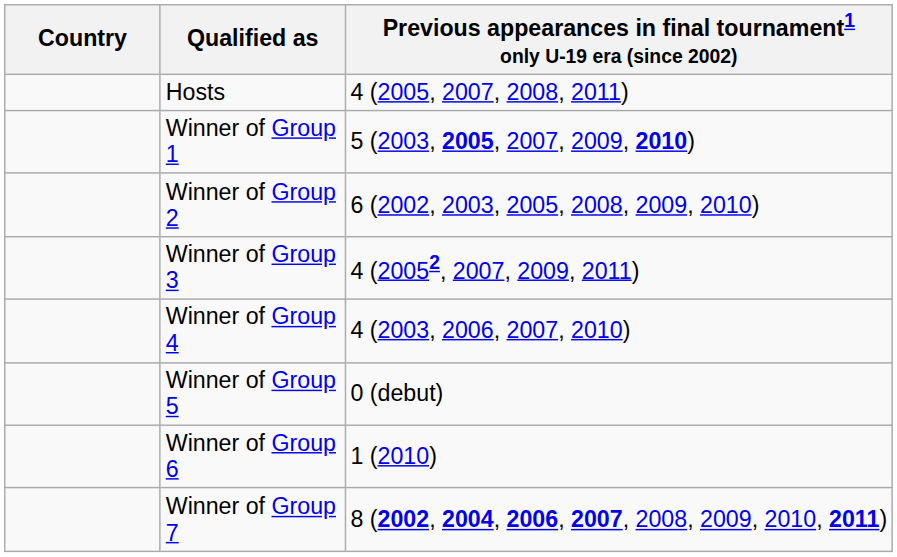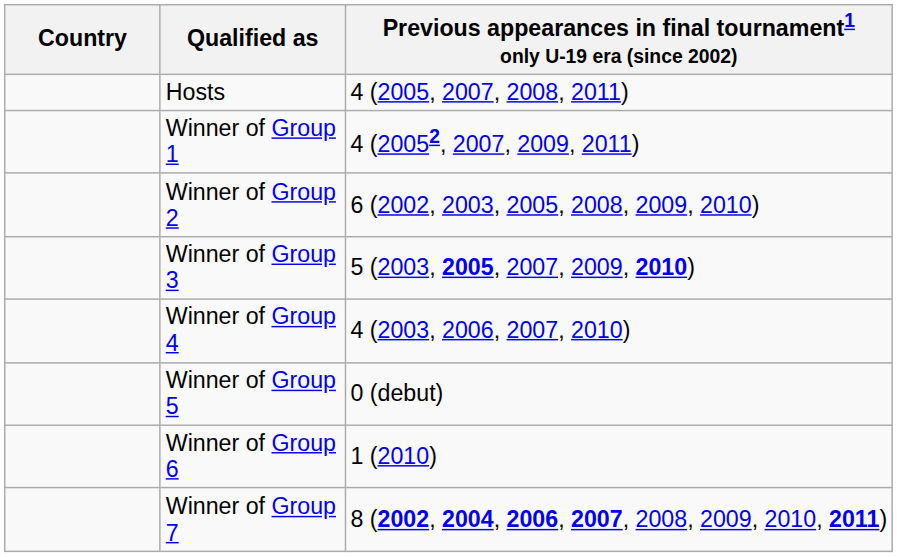(523, 141) 5 (2003, 2005, 2007, 2009, 2010) -> (495, 141) 4 (20052, 2007, 2009, 2011)
(495, 267) 4 (20052, 2007, 2009, 2011) -> (523, 267) 5 (2003, 2005, 2007, 2009, 2010)
